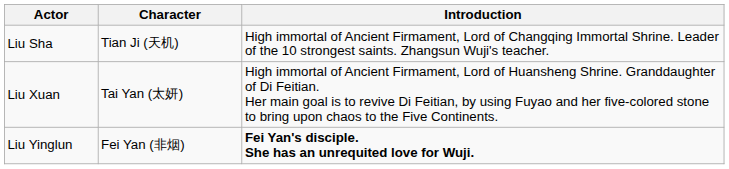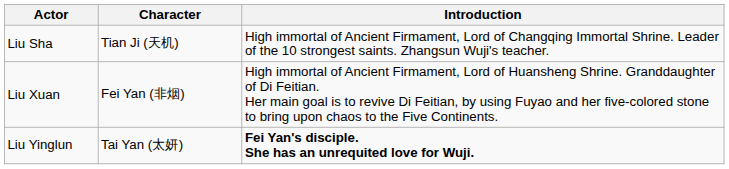(142, 94) Tai Yan (太妍) -> (143, 94) Fei Yan (非烟)
(143, 145) Fei Yan (非烟) -> (142, 145) Tai Yan (太妍)
